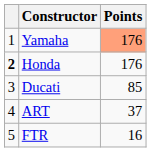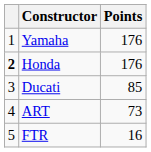(131, 40) lightsalmon background -> (131, 40) no background
(135, 111) 37 -> (135, 111) 73
